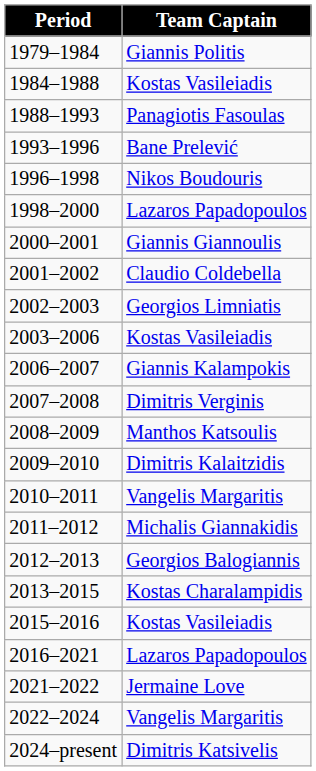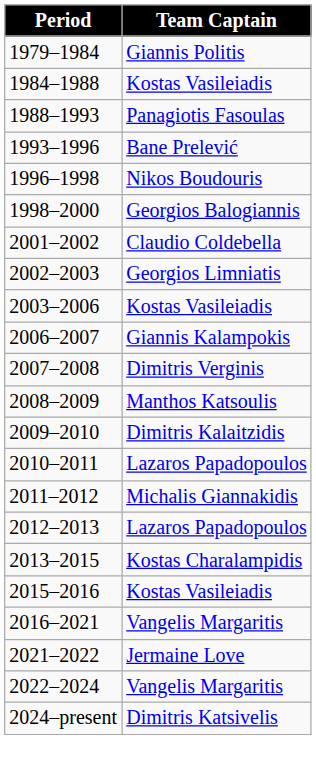(216, 210) Lazaros Papadopoulos -> (213, 210) Georgios Balogiannis
- row: (54, 242)
(205, 496) Vangelis Margaritis -> (216, 464) Lazaros Papadopoulos
(213, 559) Georgios Balogiannis -> (216, 527) Lazaros Papadopoulos
(216, 654) Lazaros Papadopoulos -> (205, 623) Vangelis Margaritis
